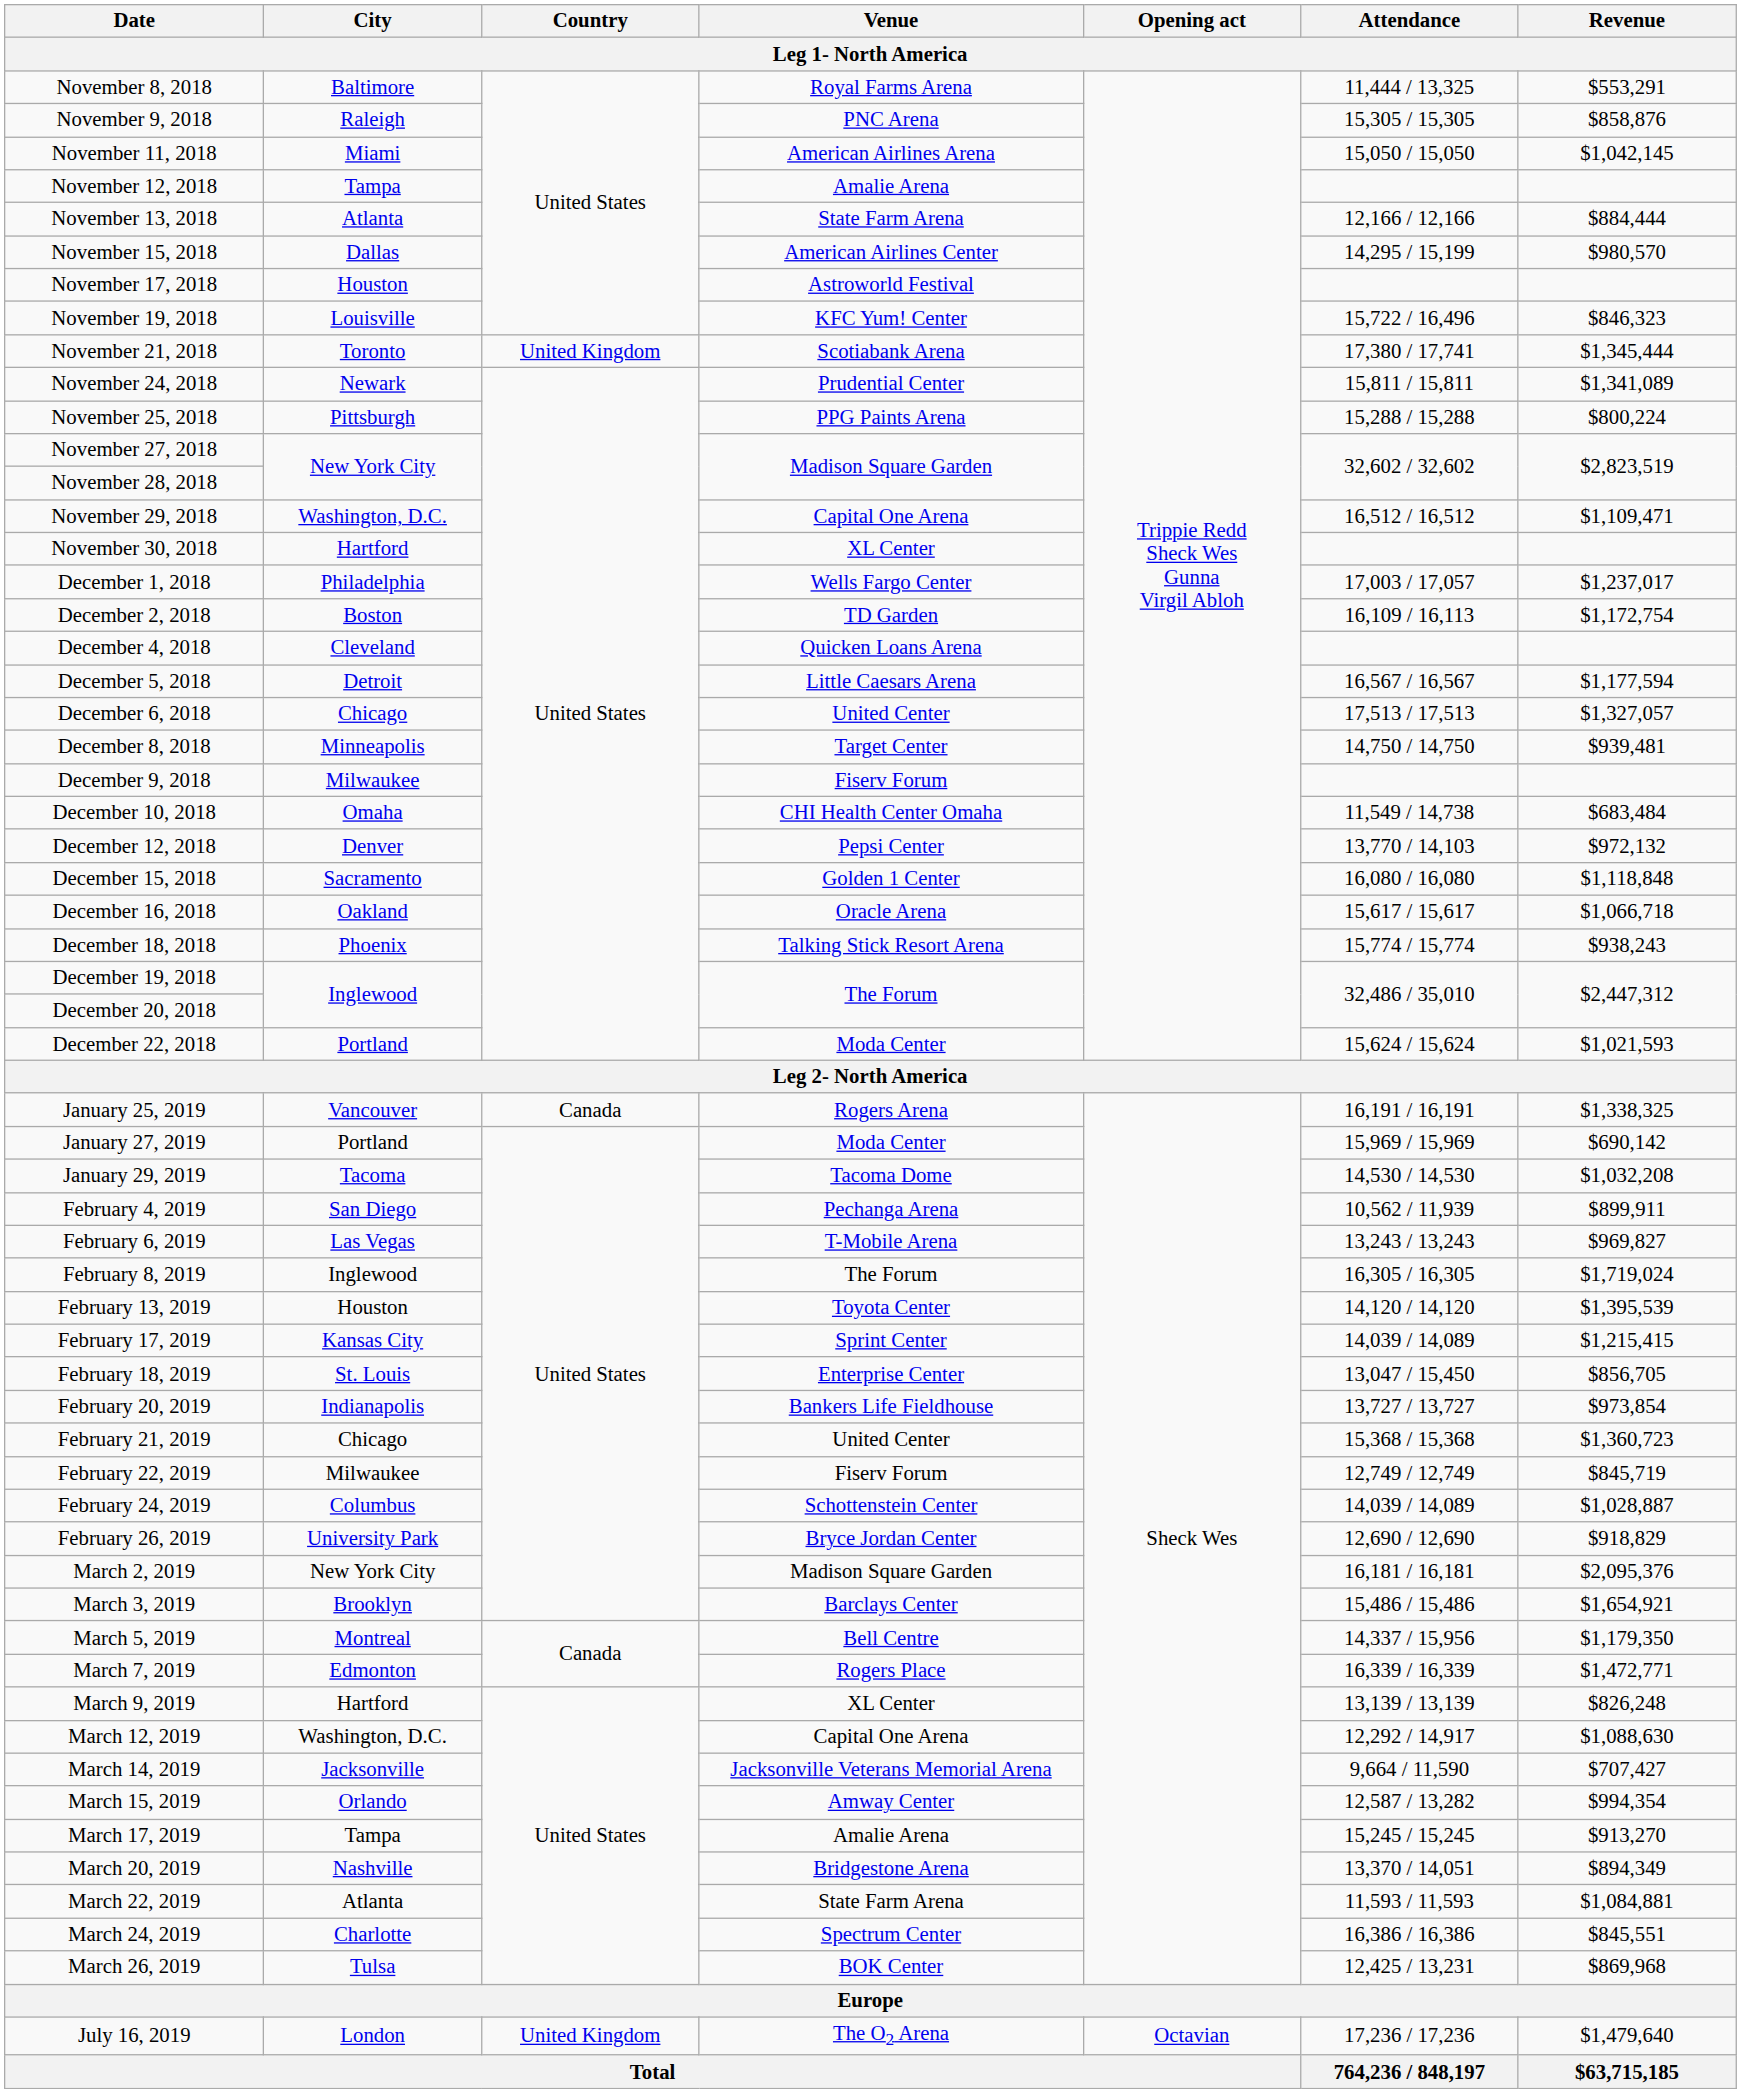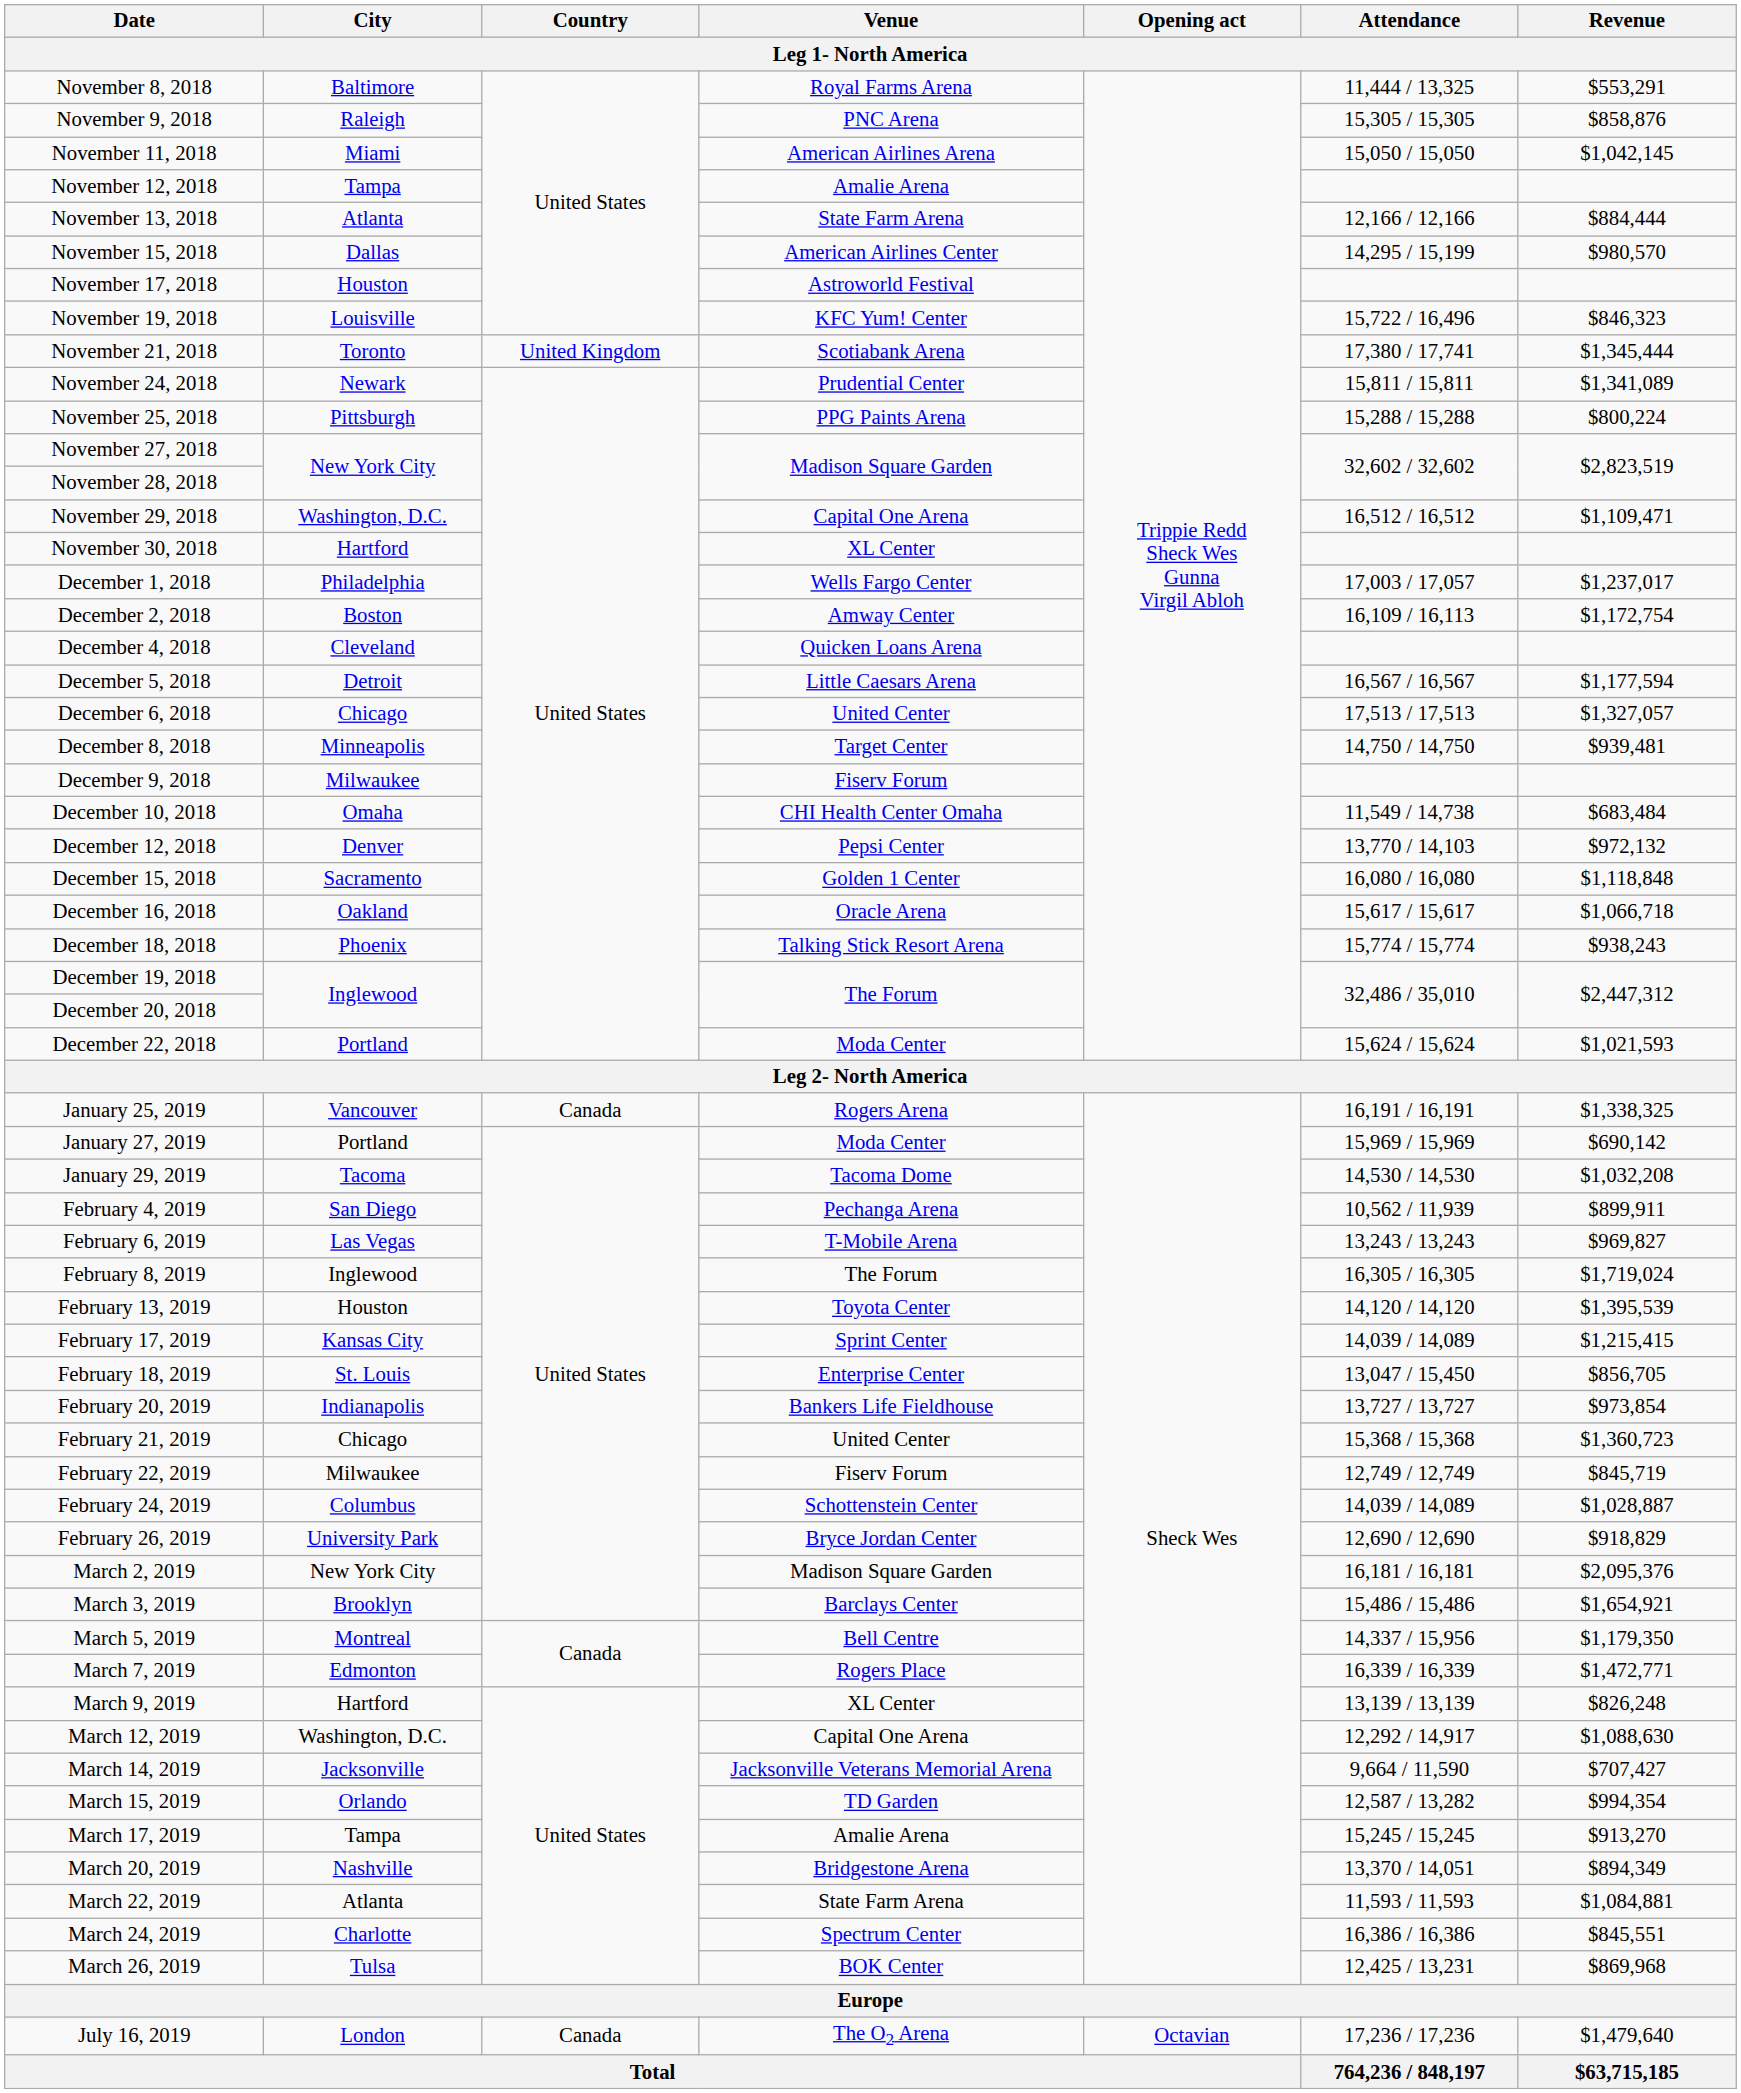(891, 614) TD Garden -> (891, 614) Amway Center
(891, 1802) Amway Center -> (891, 1802) TD Garden
(590, 2035) United Kingdom -> (590, 2035) Canada
